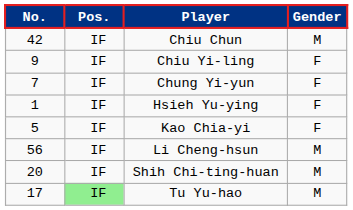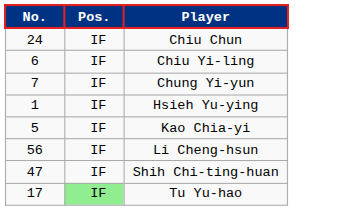- column: (317, 17)
(35, 40) 42 -> (35, 40) 24
(35, 62) 9 -> (35, 62) 6
(35, 172) 20 -> (35, 172) 47
